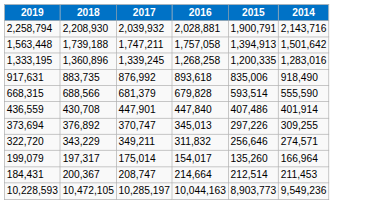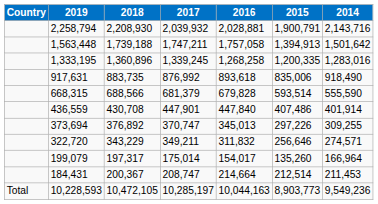+ column: (26, 12)
